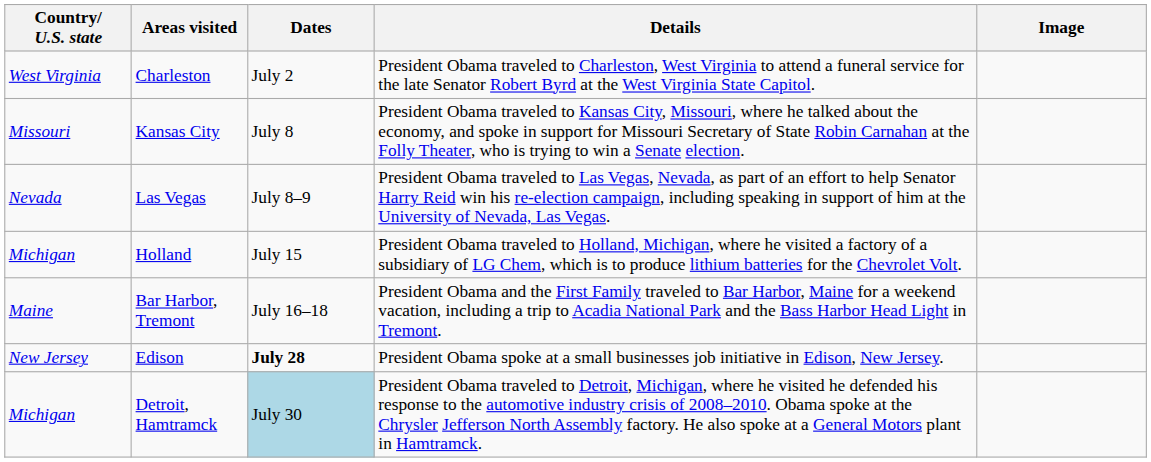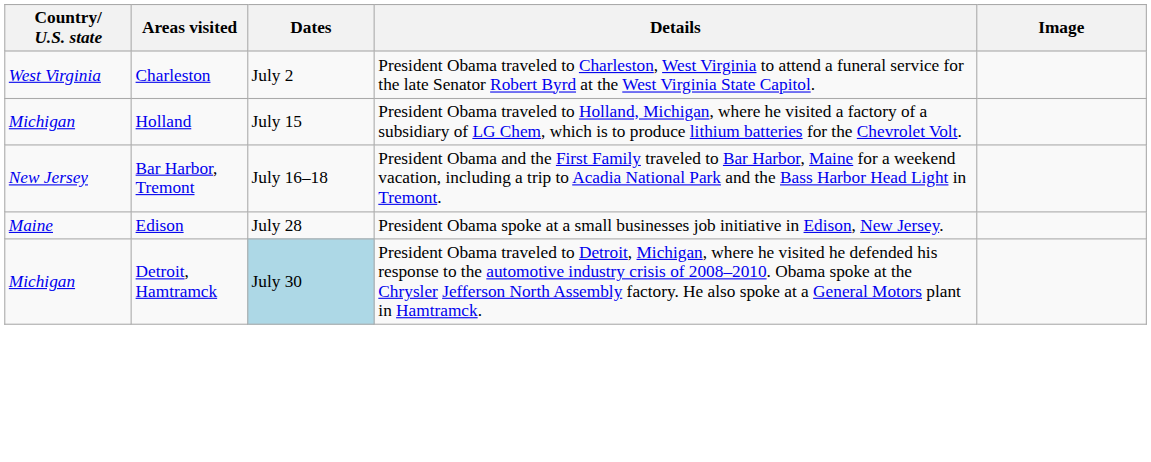- row: (178, 131)
- row: (171, 197)
(31, 310) Maine -> (48, 178) New Jersey
(48, 357) New Jersey -> (31, 225) Maine
(278, 357) bold -> (277, 225) normal
